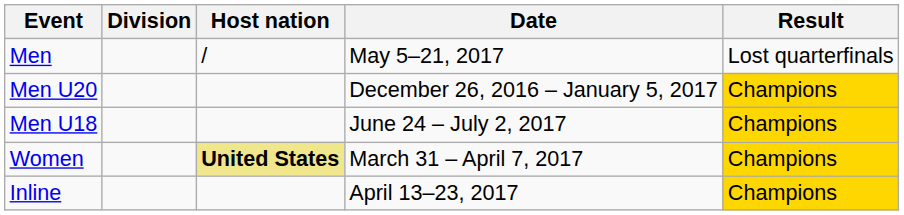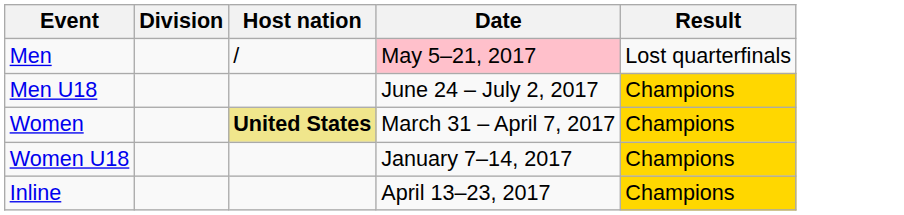(427, 55) no background -> (459, 55) pink background
- row: (53, 90)
+ row: (69, 158)
